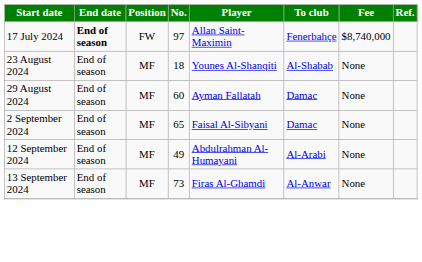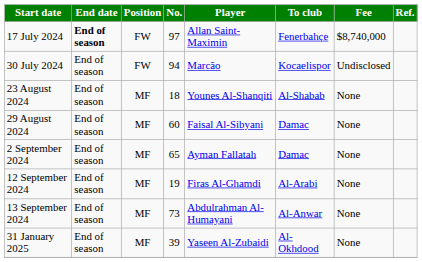+ row: (35, 65)
(226, 95) Ayman Fallatah -> (225, 124) Faisal Al-Sibyani
(230, 124) Faisal Al-Sibyani -> (222, 154) Ayman Fallatah
(179, 154) 49 -> (174, 183) 19
(230, 154) Abdulrahman Al-Humayani -> (224, 183) Firas Al-Ghamdi
(228, 183) Firas Al-Ghamdi -> (226, 213) Abdulrahman Al-Humayani
+ row: (31, 242)
